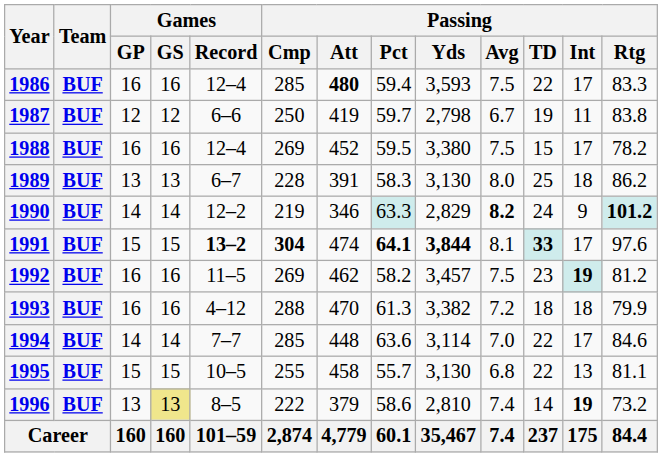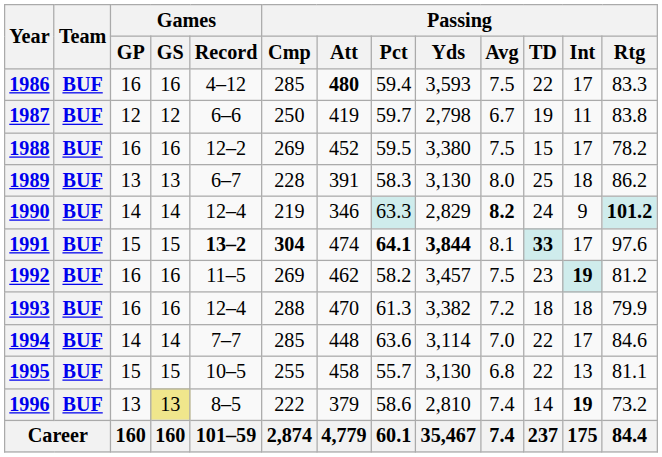(226, 84) 12–4 -> (226, 84) 4–12
(226, 148) 12–4 -> (226, 148) 12–2
(226, 212) 12–2 -> (226, 212) 12–4
(226, 308) 4–12 -> (226, 308) 12–4
